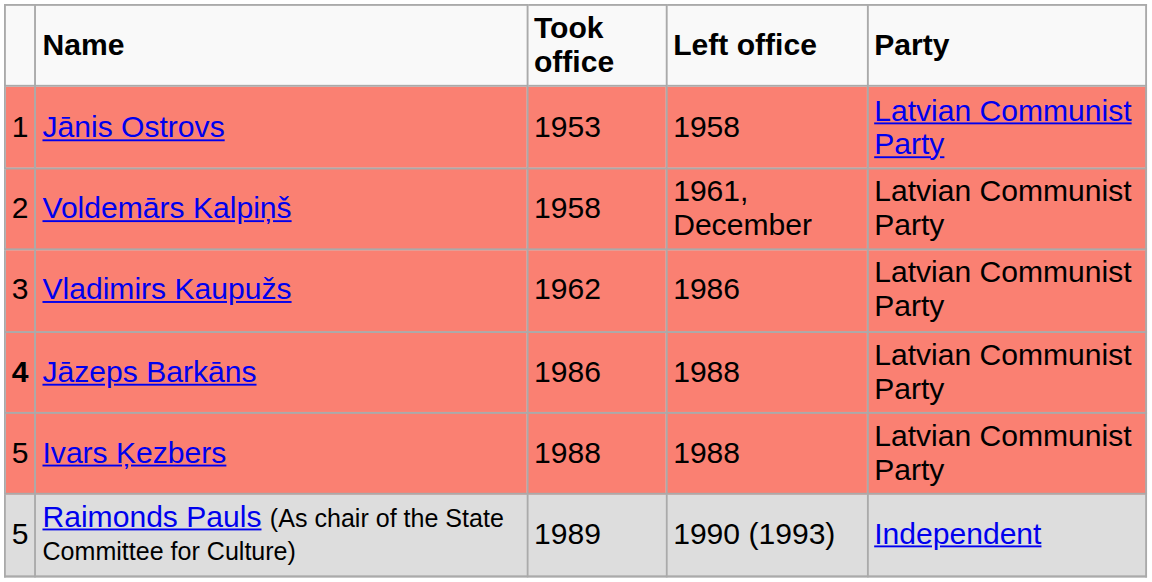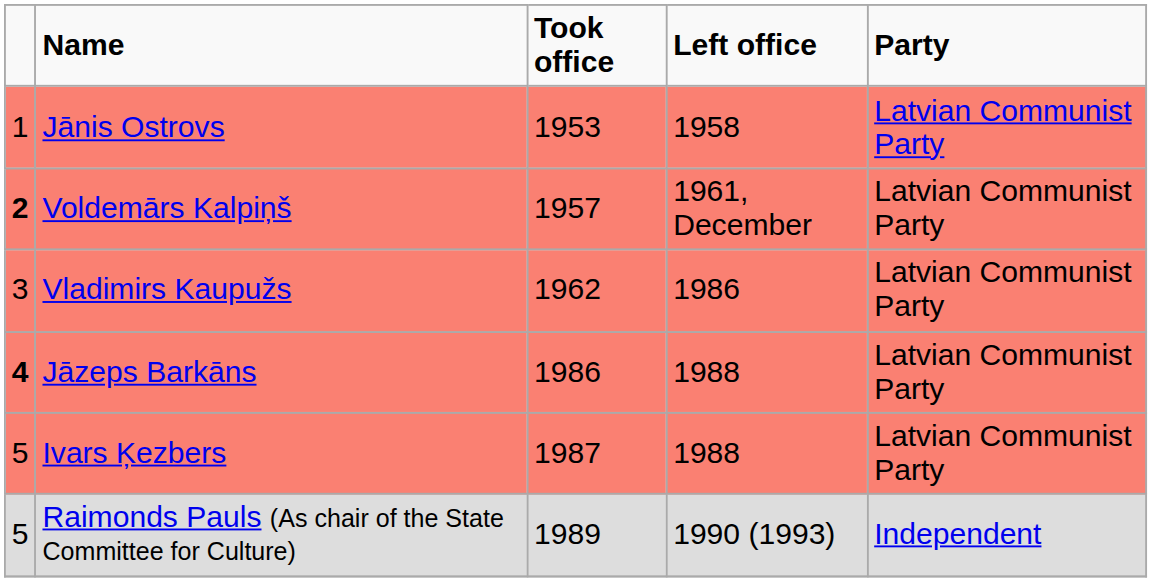(20, 208) normal -> (20, 208) bold
(567, 208) 1958 -> (567, 208) 1957
(567, 452) 1988 -> (567, 452) 1987
